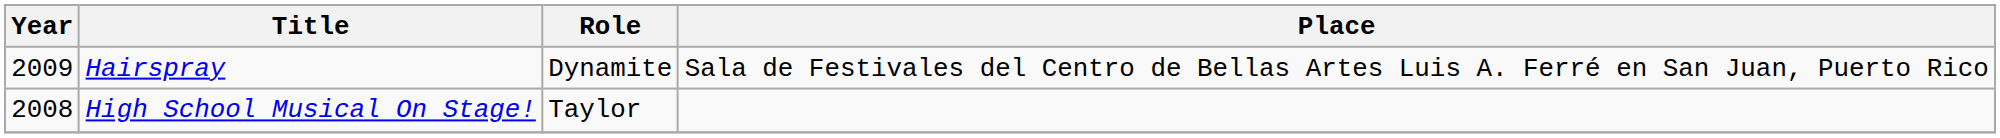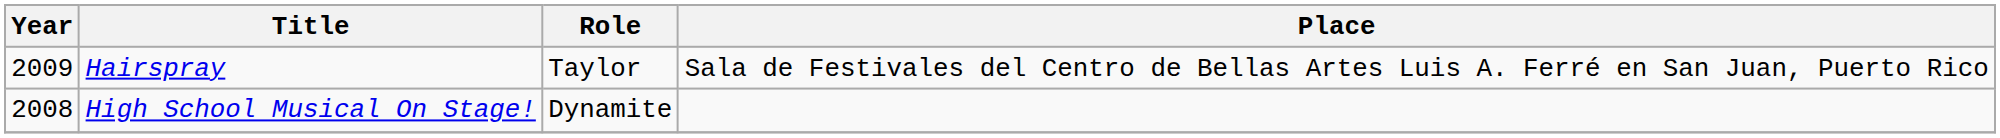(610, 68) Dynamite -> (595, 68) Taylor
(595, 110) Taylor -> (610, 110) Dynamite
